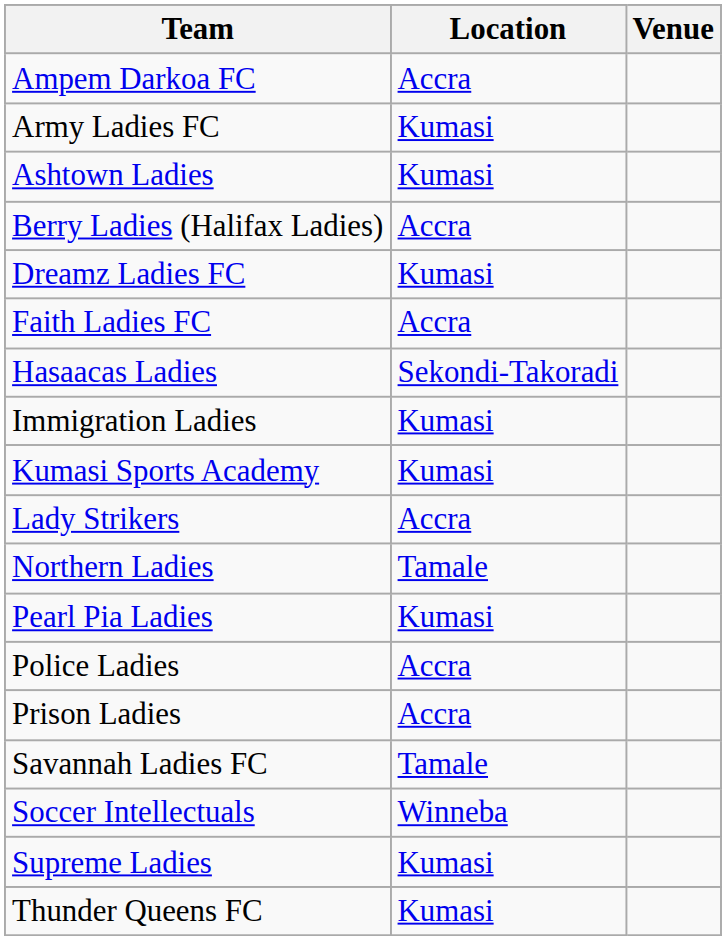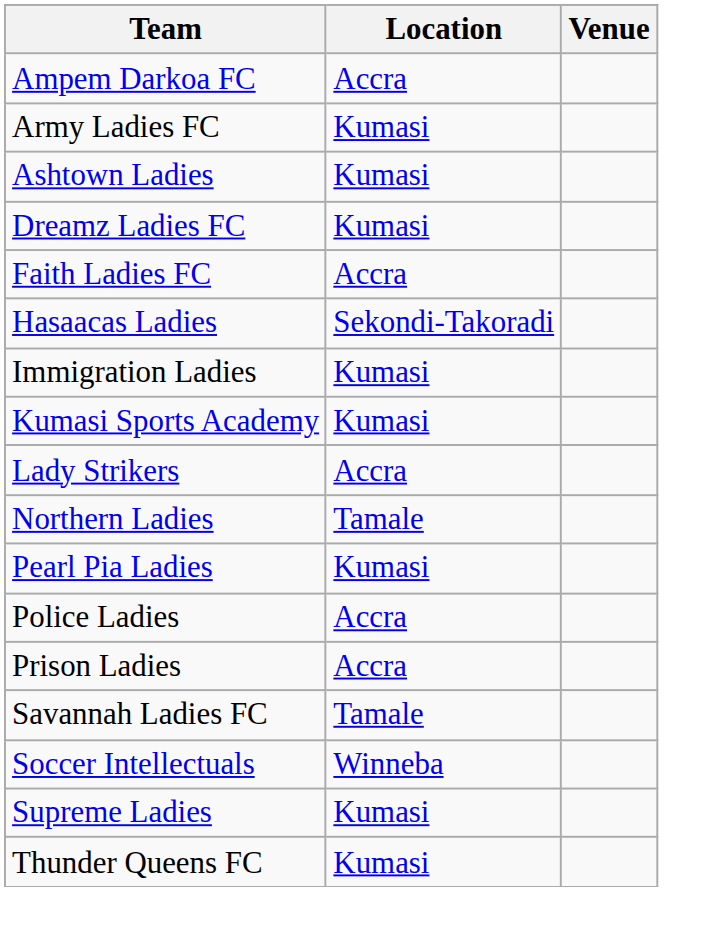- row: (198, 224)
